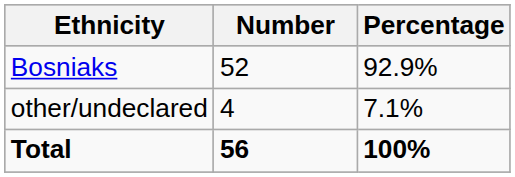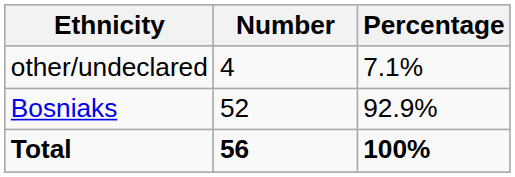rows swapped: (64, 66) <-> (109, 108)
